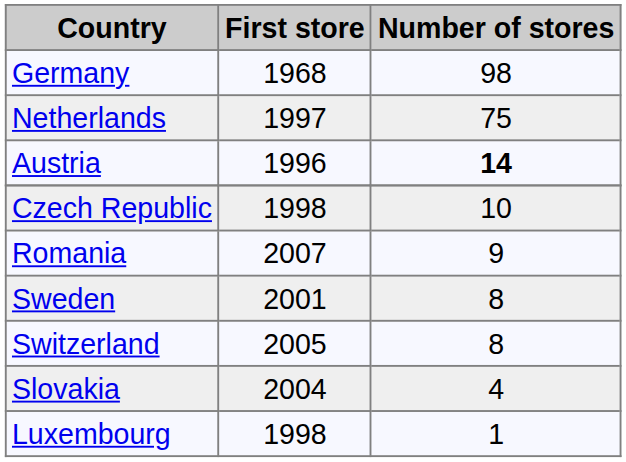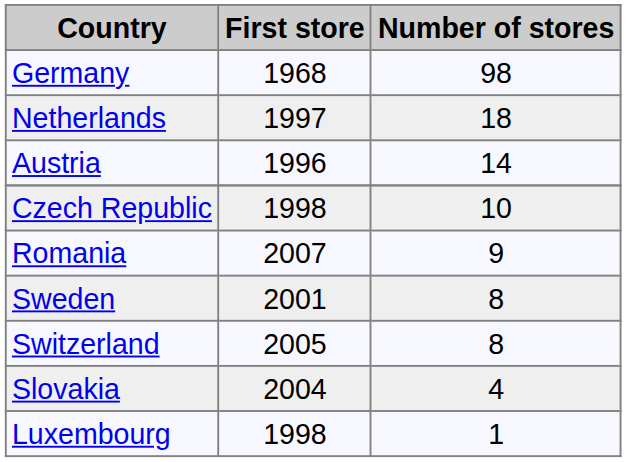(496, 118) 75 -> (496, 118) 18
(496, 163) bold -> (496, 163) normal
